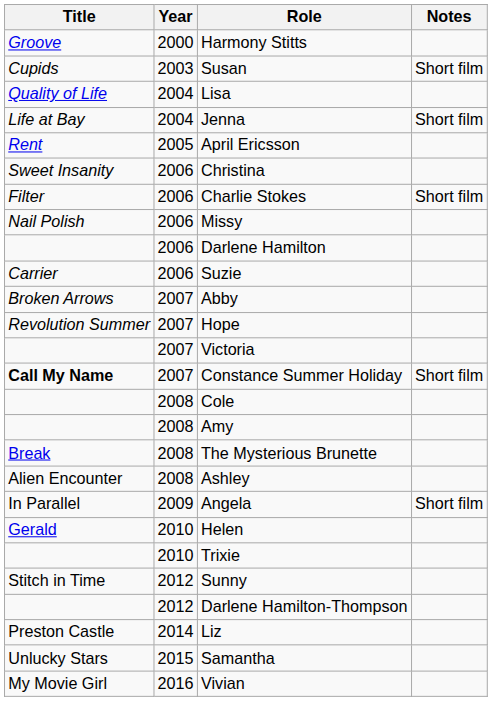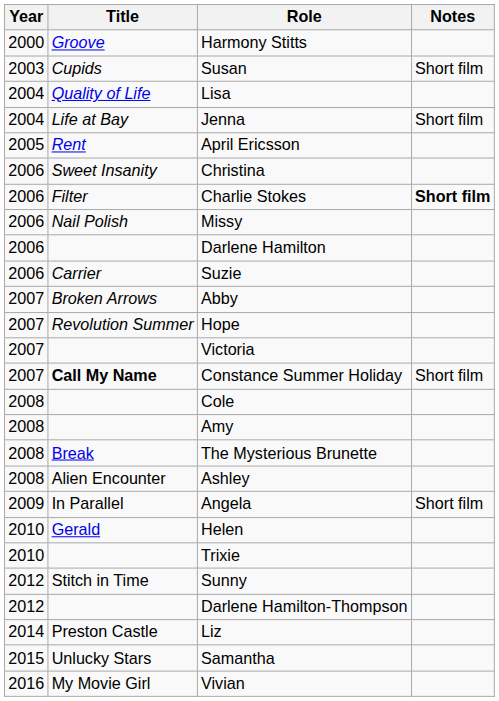columns swapped: (176, 17) <-> (79, 17)
(449, 196) normal -> (453, 196) bold
